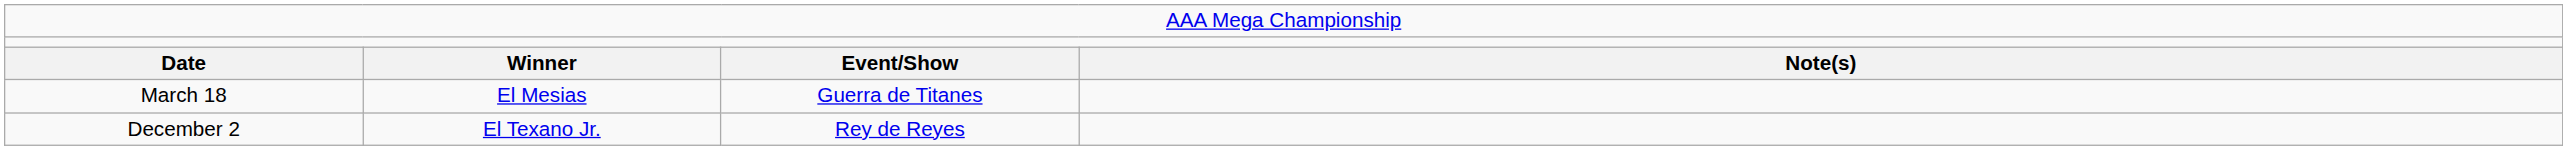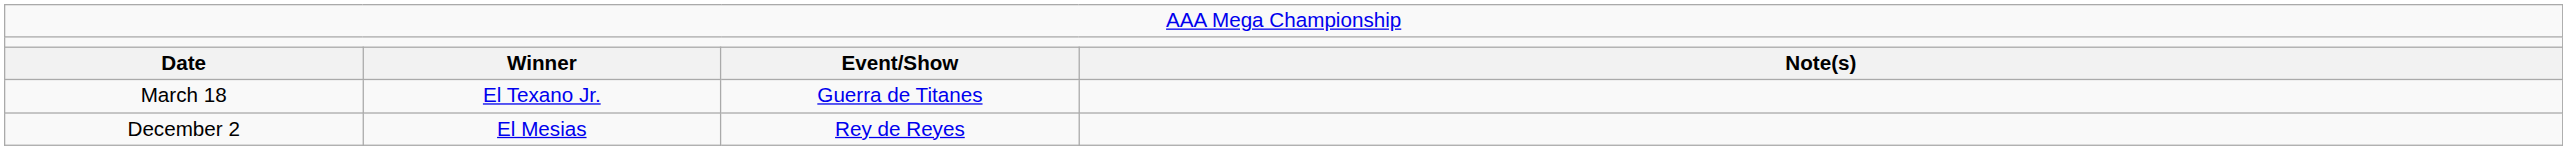(542, 95) El Mesias -> (542, 95) El Texano Jr.
(542, 128) El Texano Jr. -> (542, 128) El Mesias
